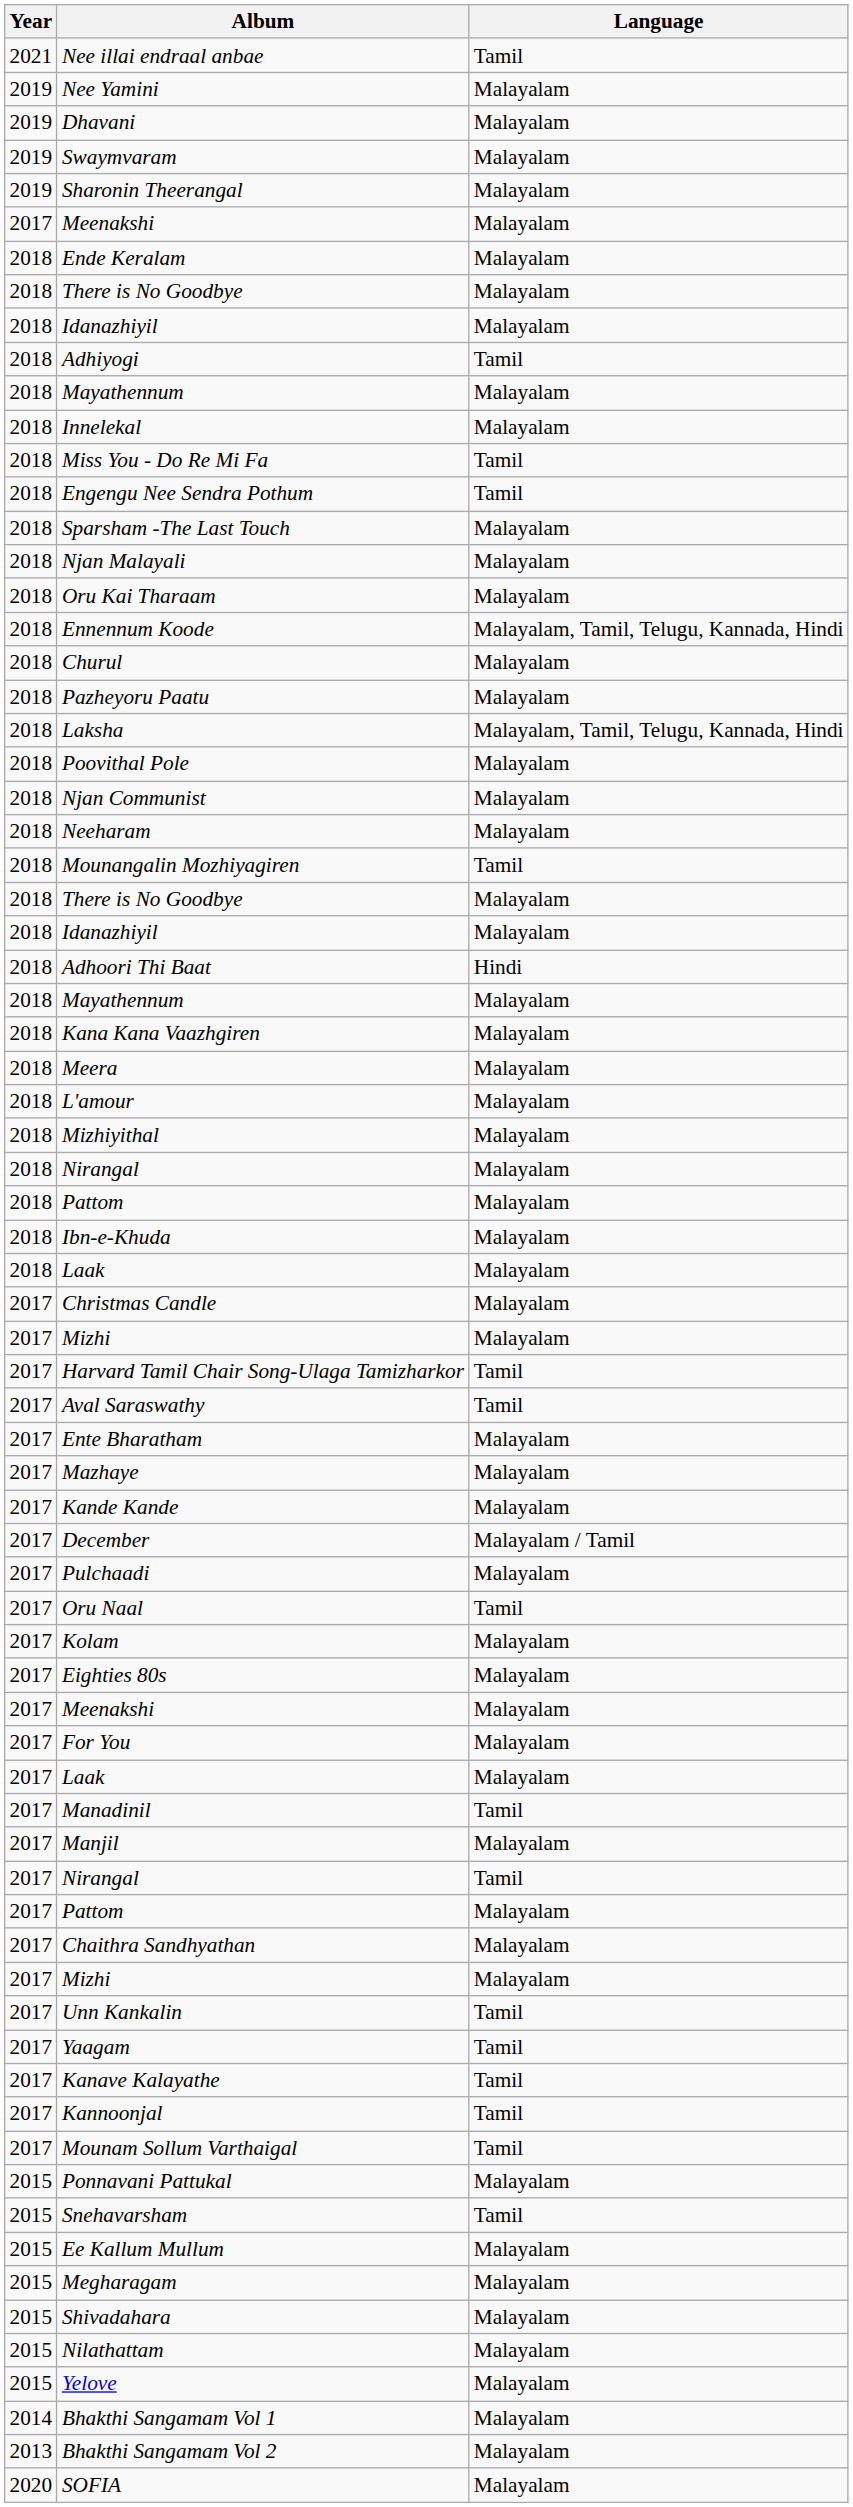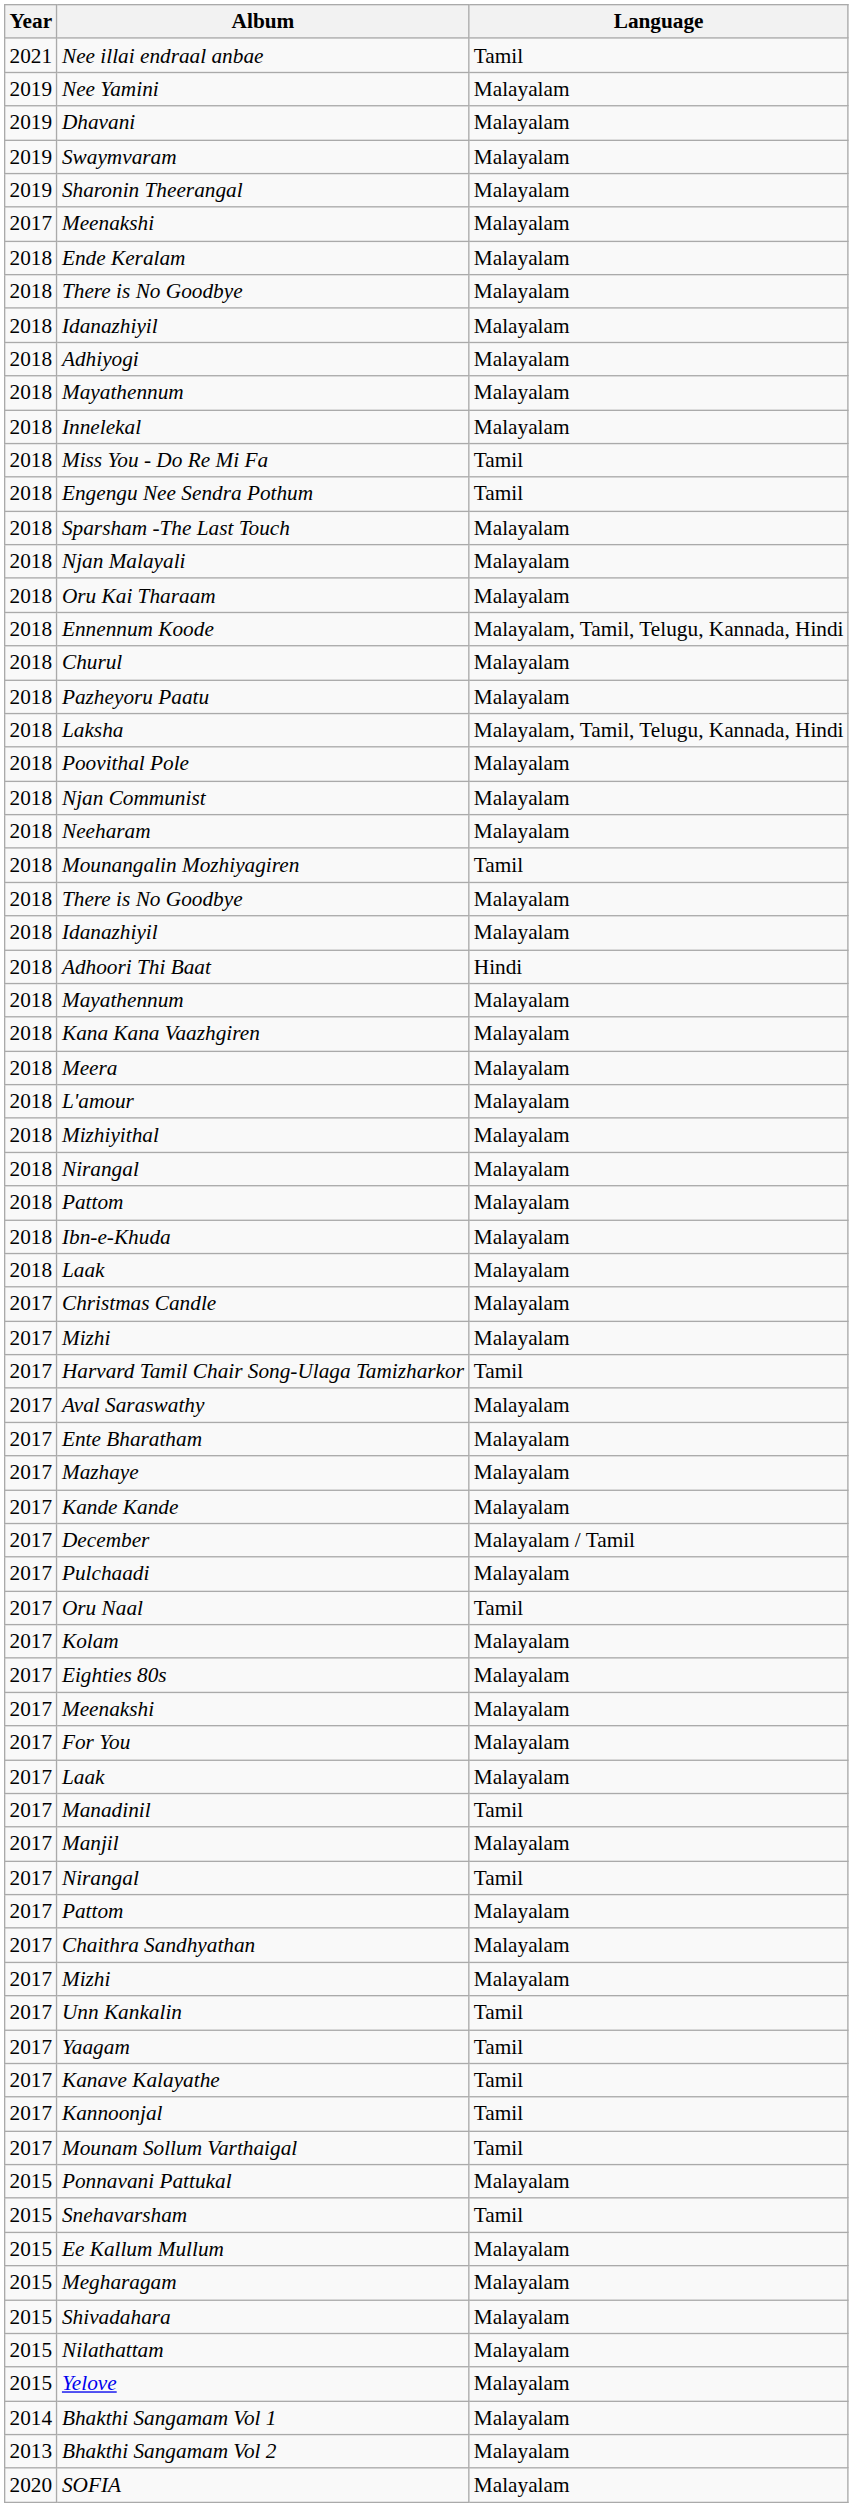(498, 358) Tamil -> (522, 358) Malayalam
(498, 1405) Tamil -> (522, 1405) Malayalam
